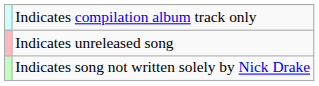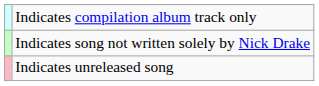rows swapped: (163, 68) <-> (94, 43)
